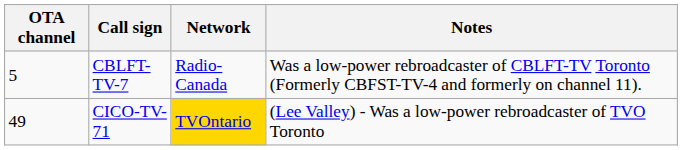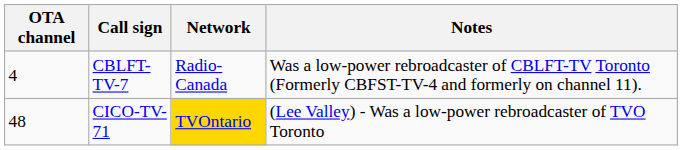(13, 74) 5 -> (13, 74) 4
(17, 121) 49 -> (17, 121) 48
